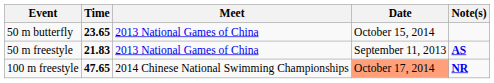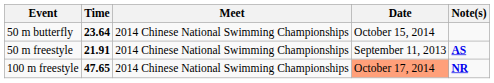(97, 31) 23.65 -> (97, 31) 23.64
(187, 31) 2013 National Games of China -> (232, 31) 2014 Chinese National Swimming Championships
(97, 50) 21.83 -> (97, 50) 21.91
(187, 50) 2013 National Games of China -> (232, 50) 2014 Chinese National Swimming Championships
